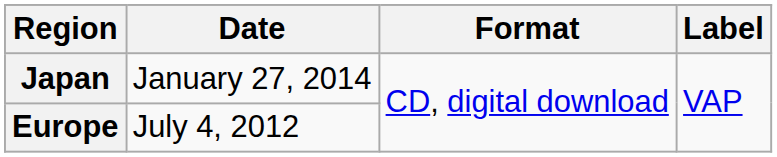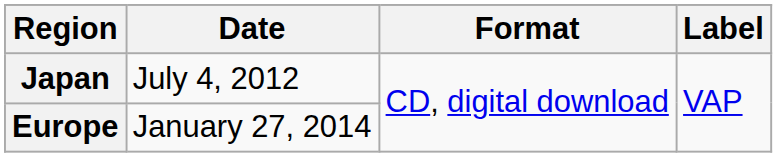(252, 77) January 27, 2014 -> (216, 77) July 4, 2012
(216, 126) July 4, 2012 -> (252, 126) January 27, 2014
